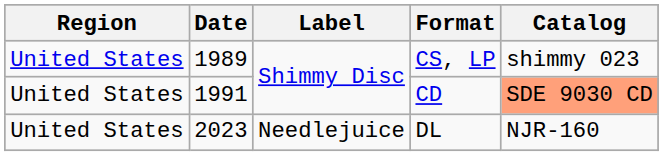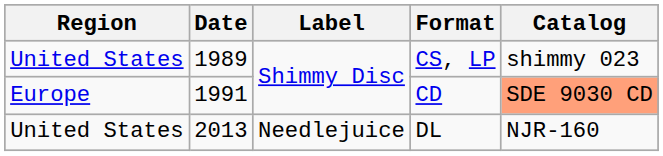(97, 95) United States -> (50, 95) Europe
(221, 132) 2023 -> (221, 132) 2013
